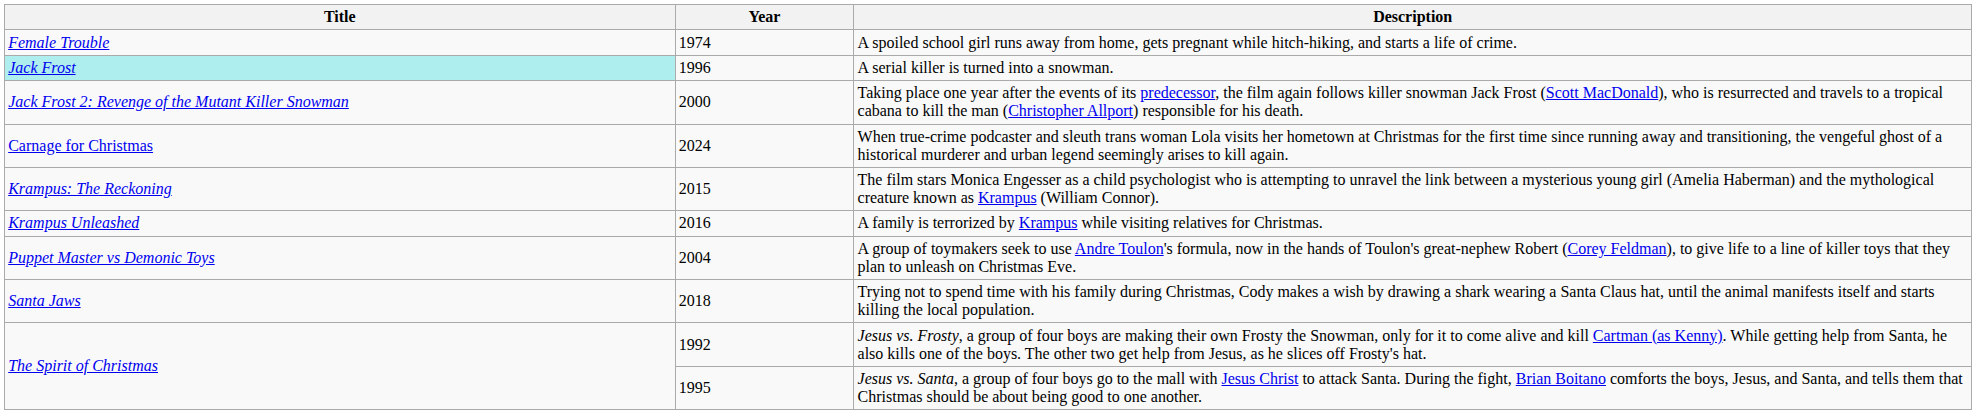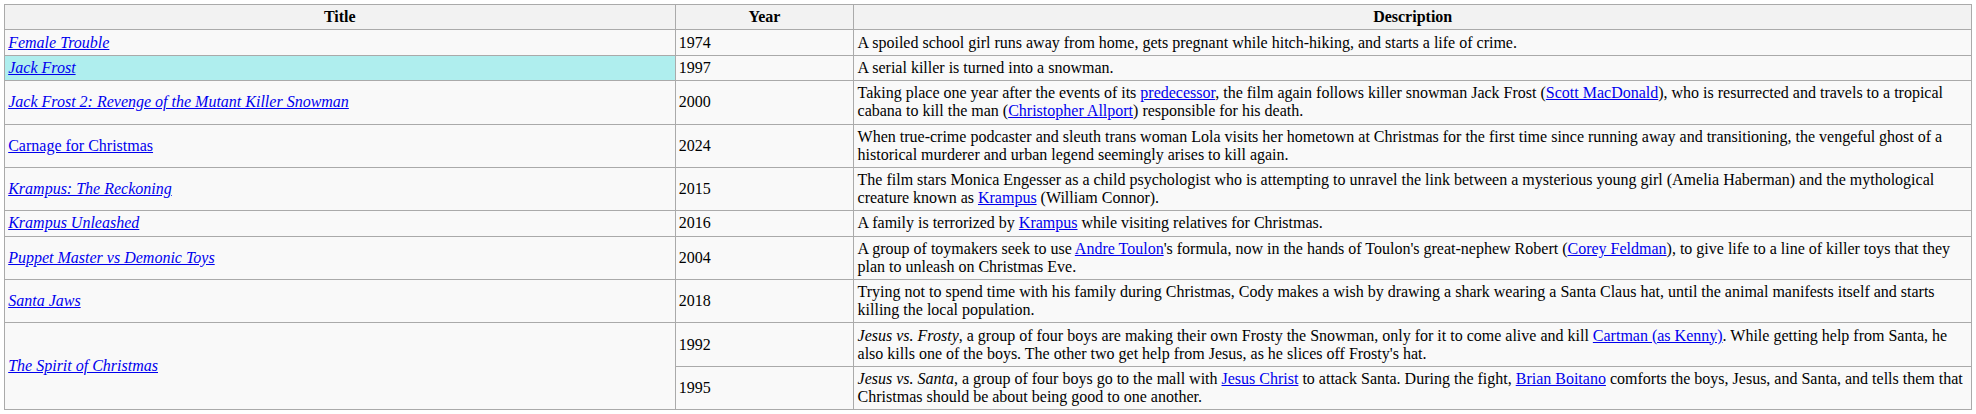(695, 67) 1996 -> (695, 67) 1997
